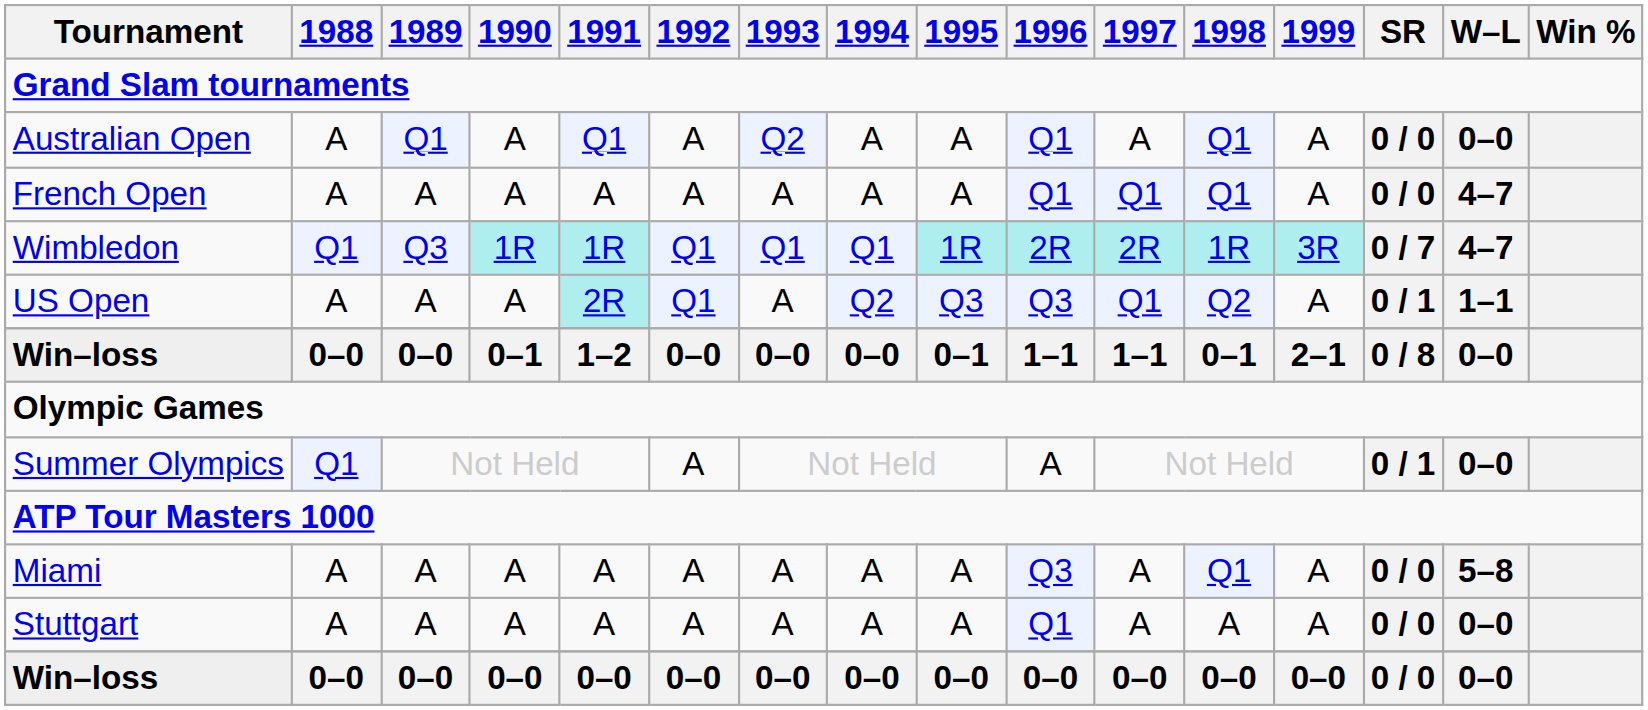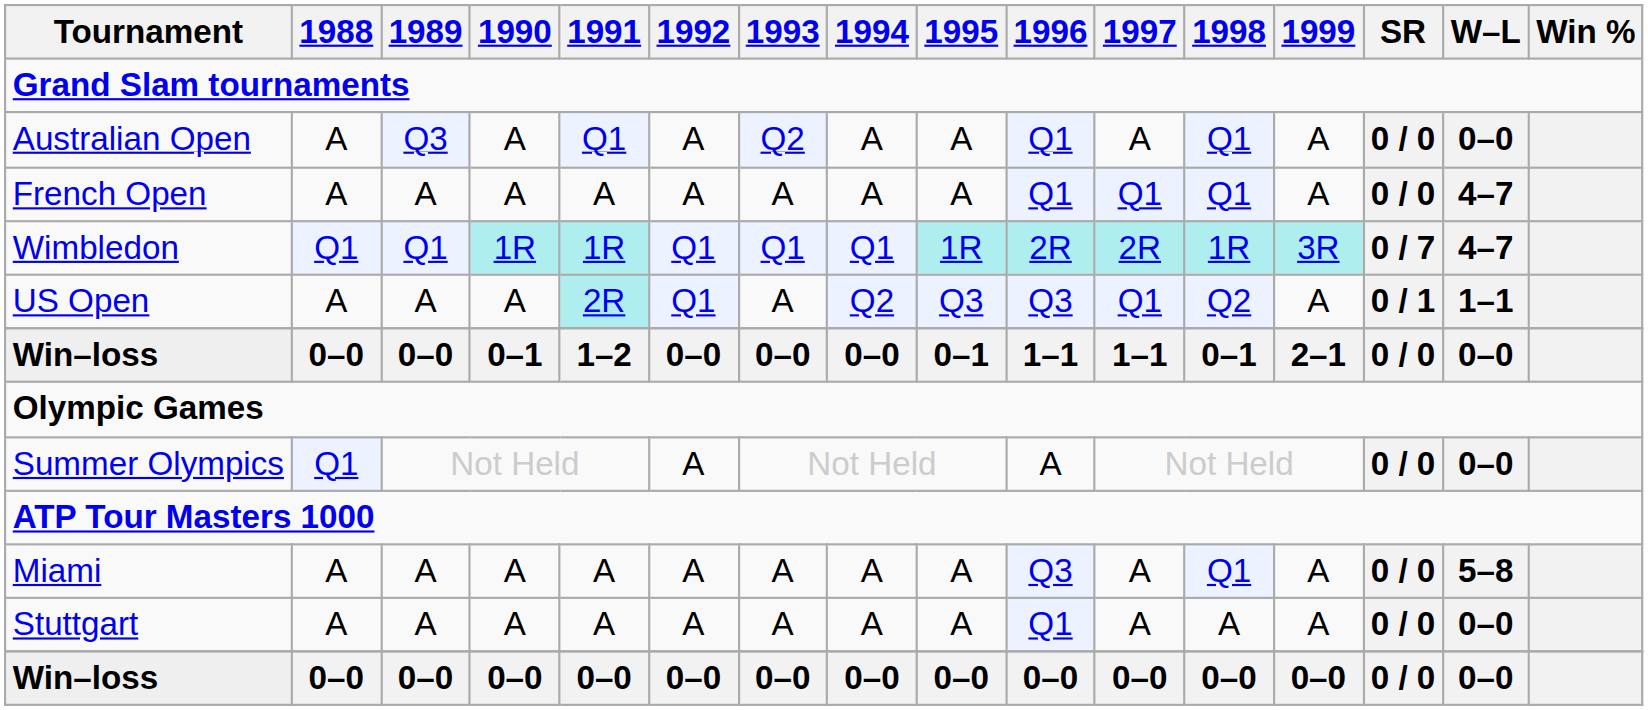(426, 138) Q1 -> (426, 138) Q3
(426, 246) Q3 -> (426, 246) Q1
(1403, 354) 0 / 8 -> (1403, 354) 0 / 0
(1403, 462) 0 / 1 -> (1403, 462) 0 / 0
